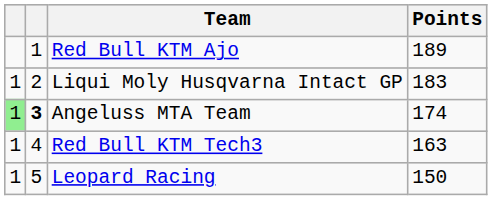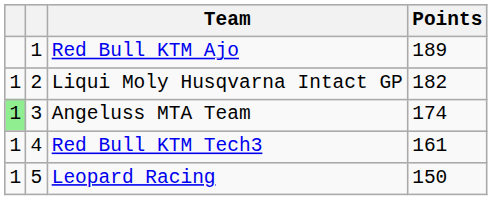(430, 84) 183 -> (430, 84) 182
(36, 115) bold -> (36, 115) normal
(430, 147) 163 -> (430, 147) 161
